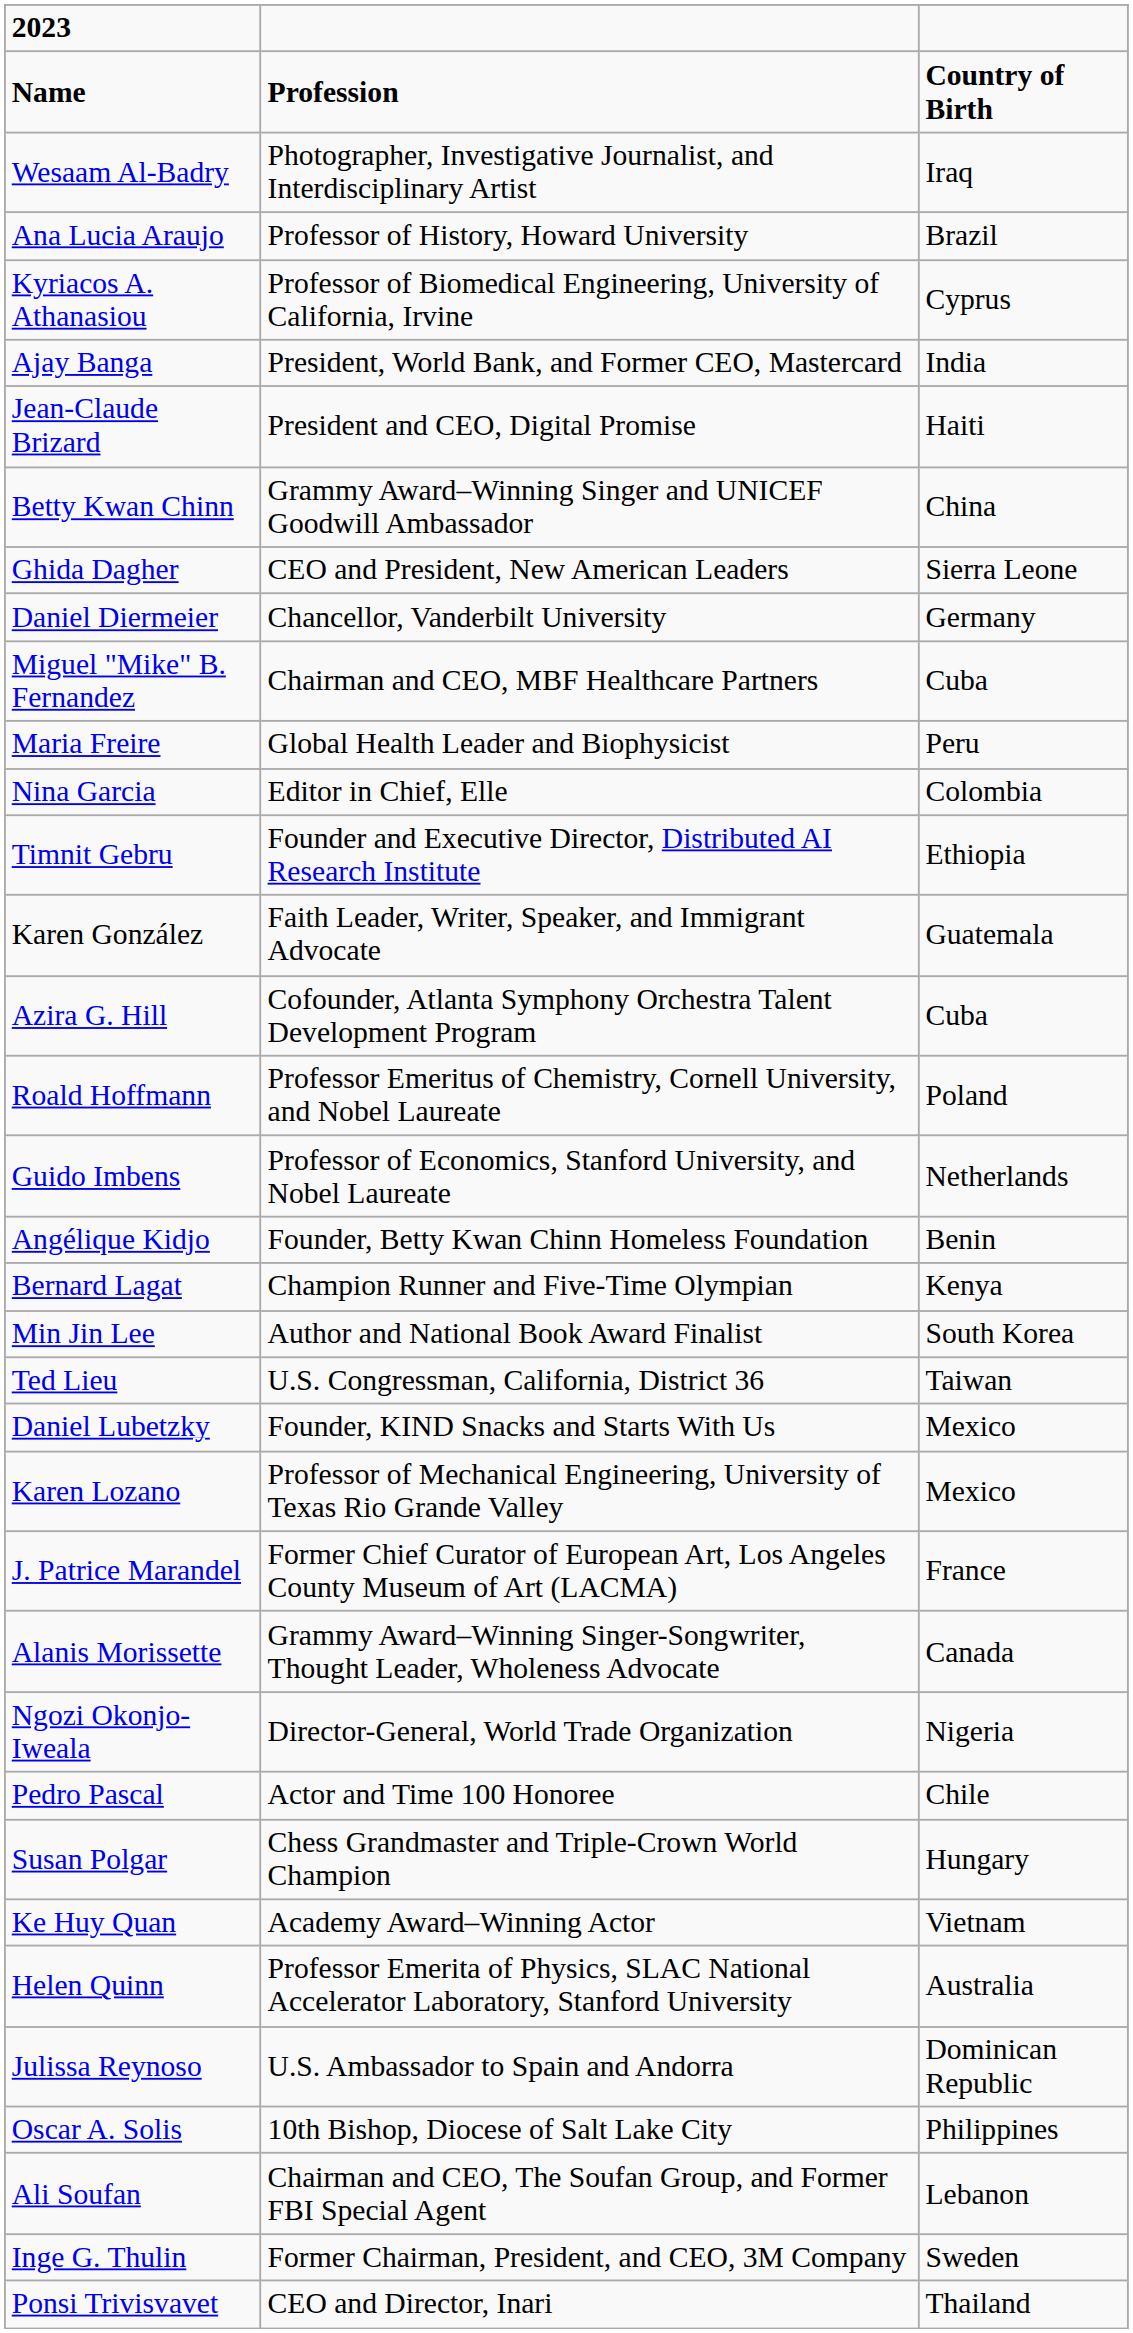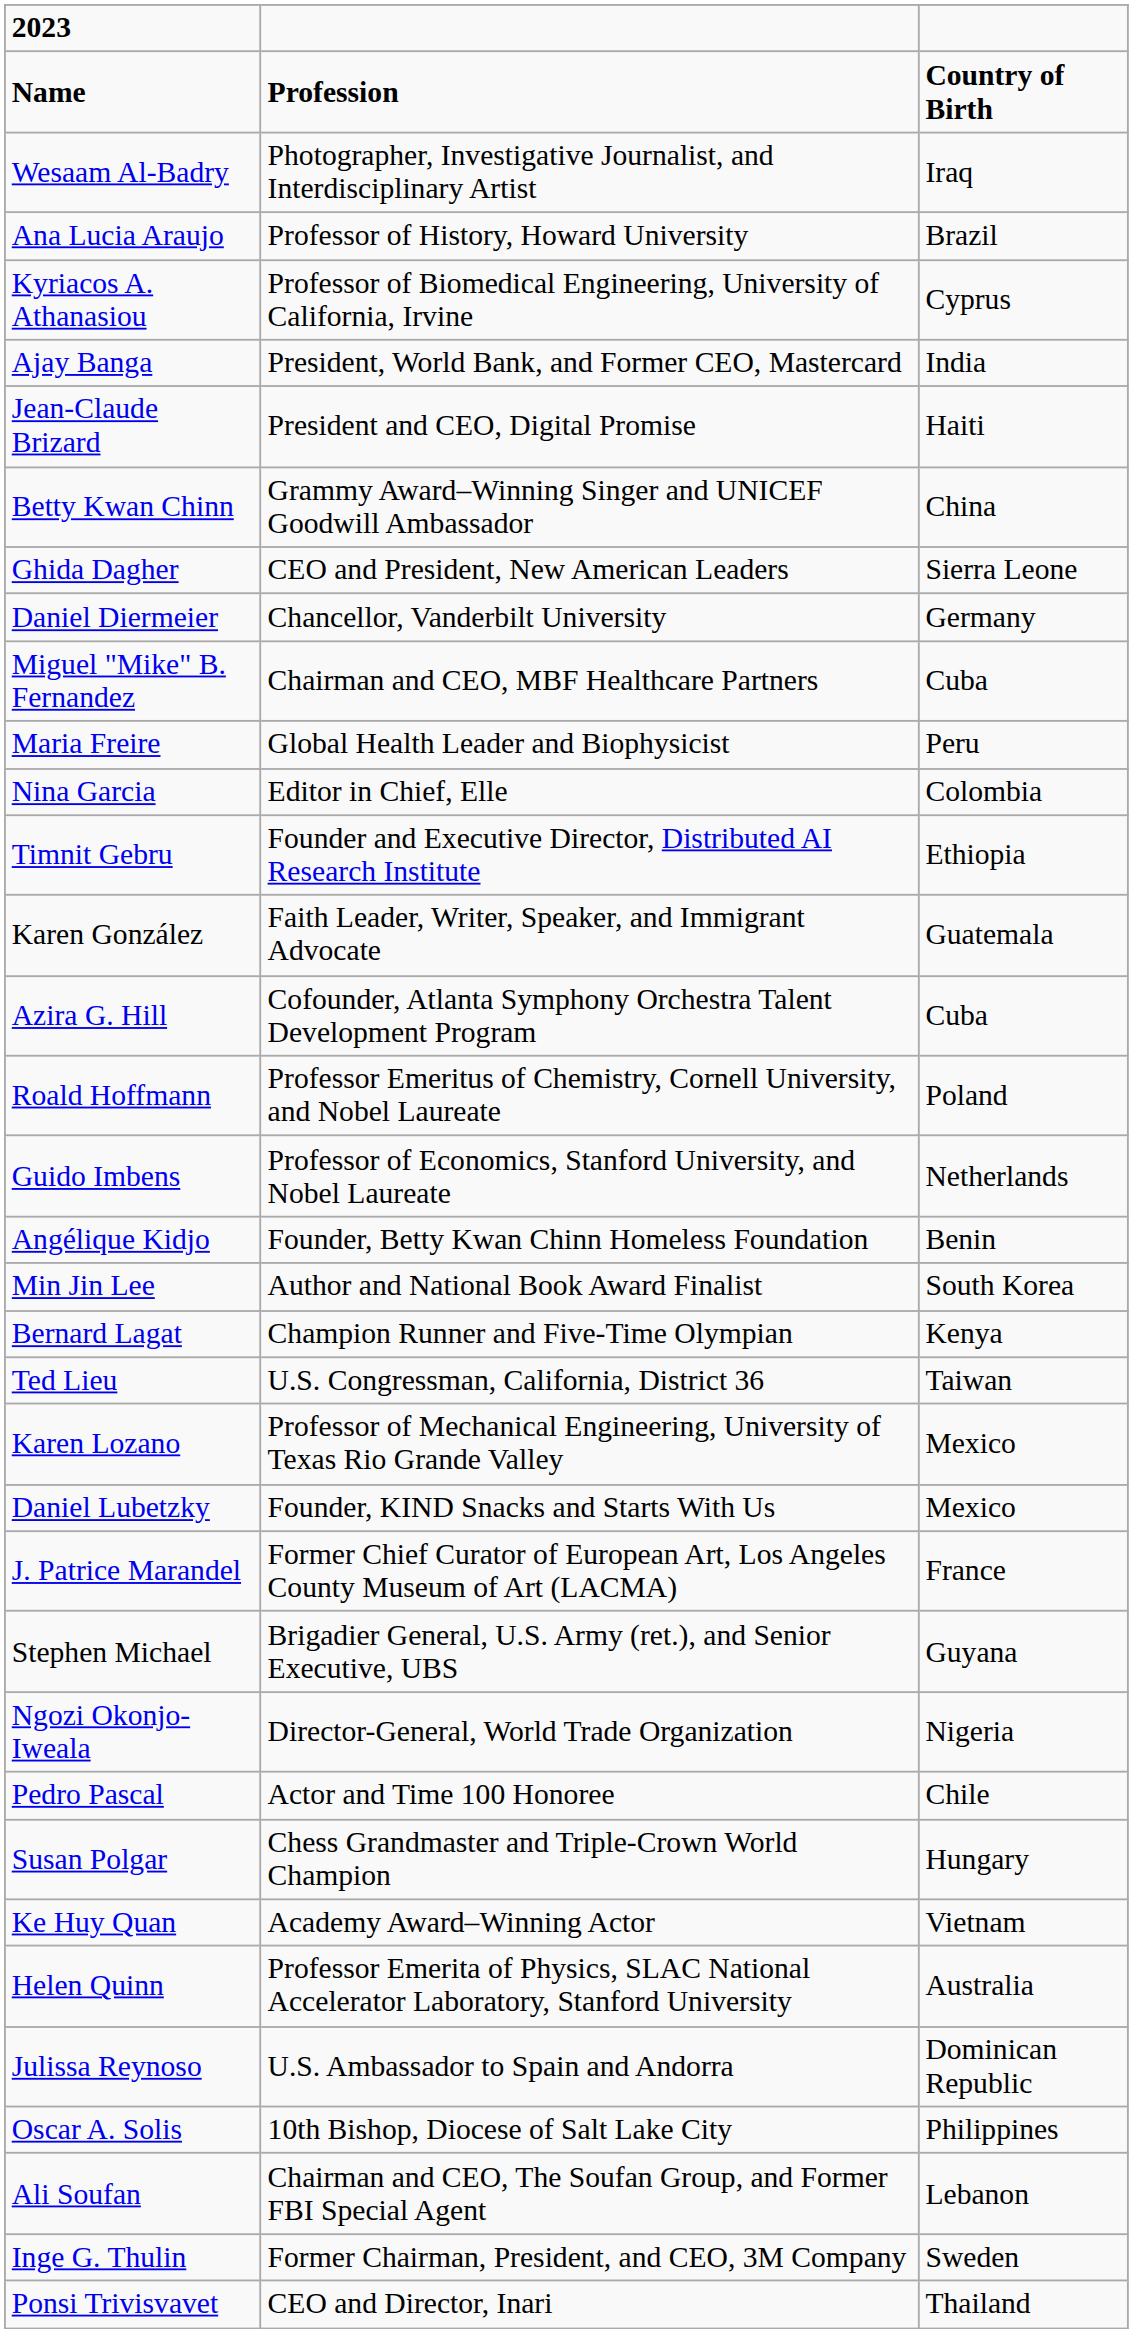rows swapped: (97, 1286) <-> (83, 1333)
rows swapped: (96, 1490) <-> (111, 1427)
+ row: (112, 1651)
- row: (117, 1651)
